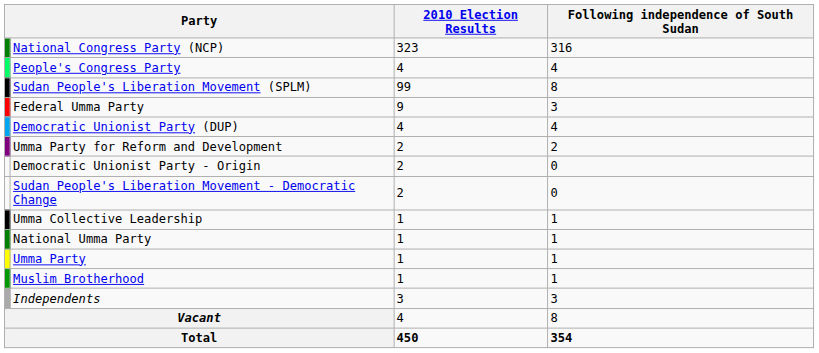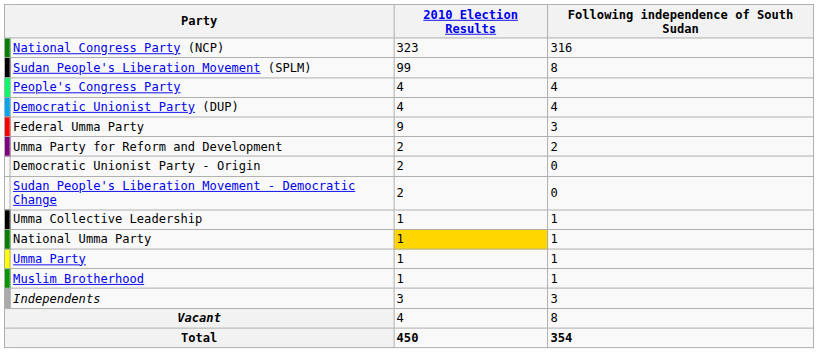rows swapped: (162, 87) <-> (97, 68)
rows swapped: (126, 127) <-> (79, 107)
(400, 239) no background -> (400, 239) gold background
